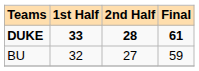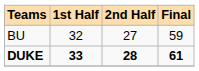rows swapped: (16, 56) <-> (25, 35)
